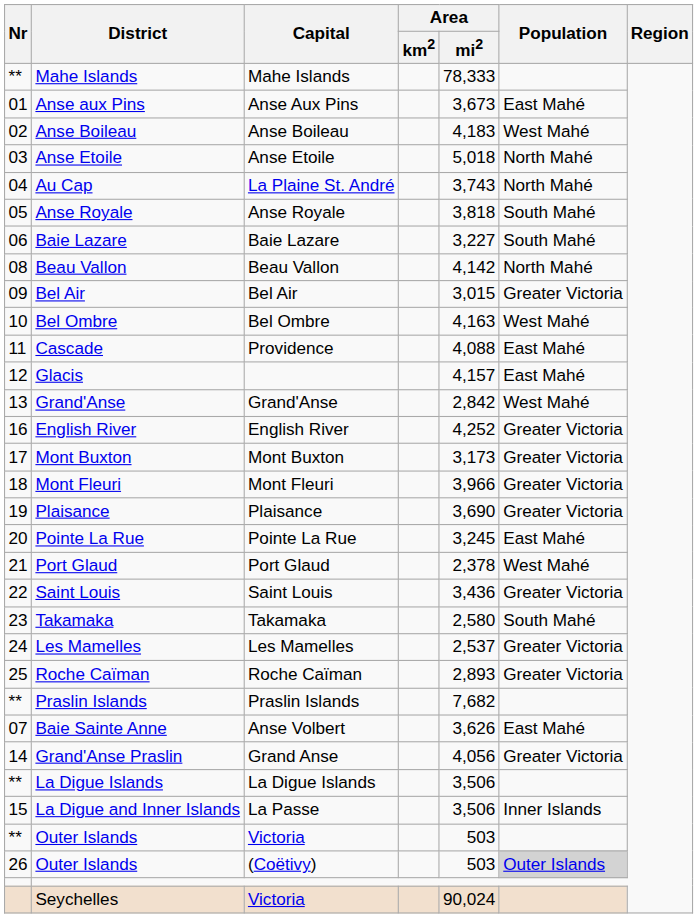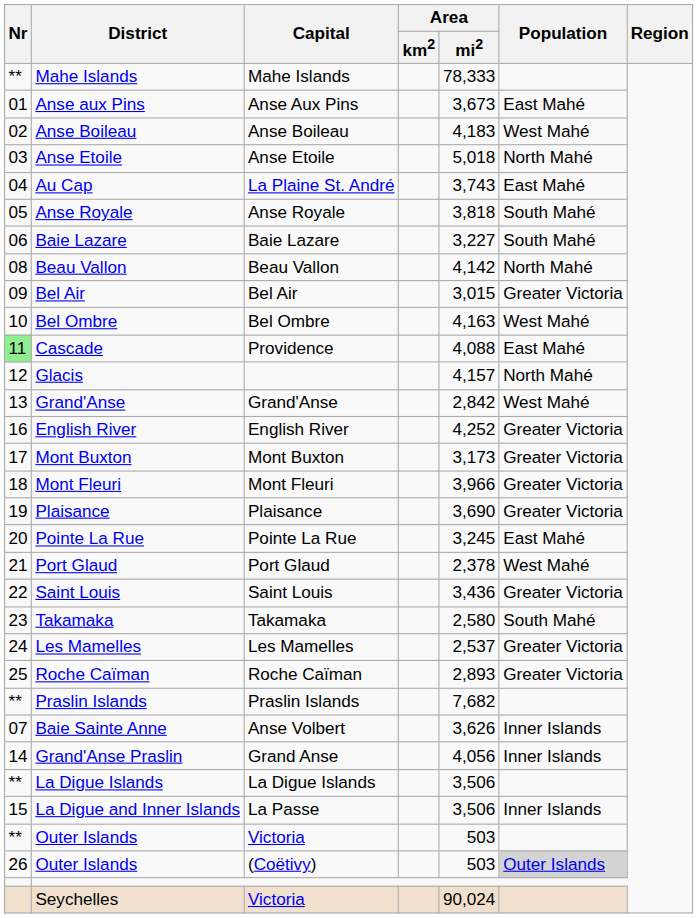(548, 185) North Mahé -> (544, 185) East Mahé
(17, 348) no background -> (17, 348) lightgreen background
(544, 375) East Mahé -> (548, 375) North Mahé
(544, 728) East Mahé -> (552, 728) Inner Islands
(563, 755) Greater Victoria -> (552, 755) Inner Islands
